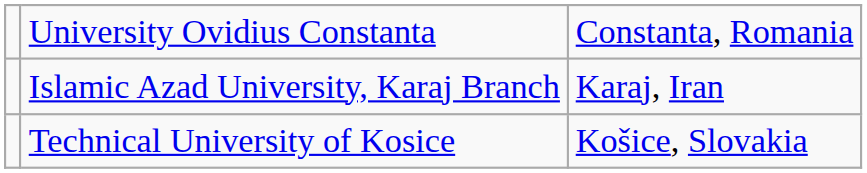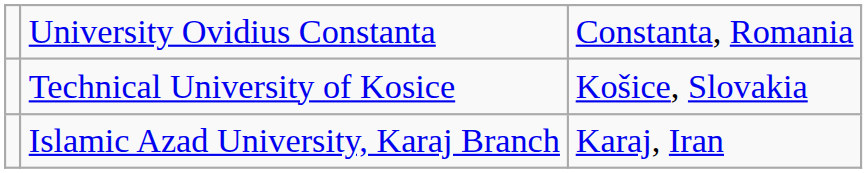rows swapped: (294, 85) <-> (242, 140)
